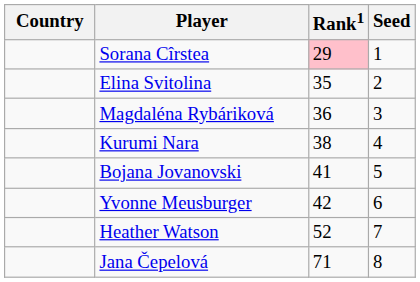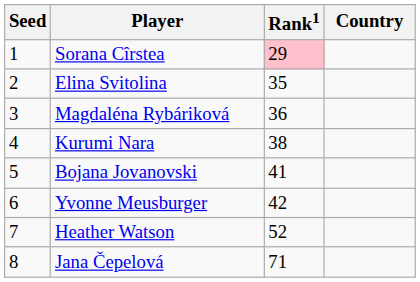columns swapped: (50, 21) <-> (392, 21)
